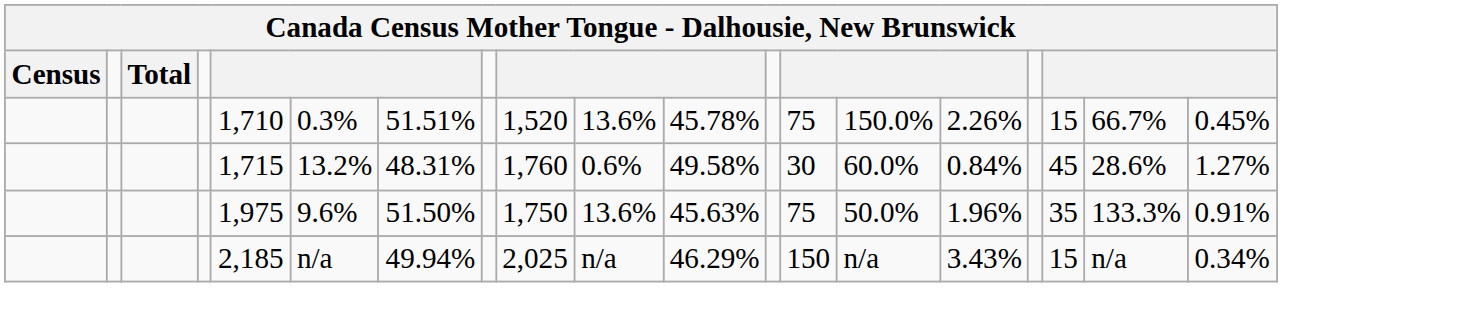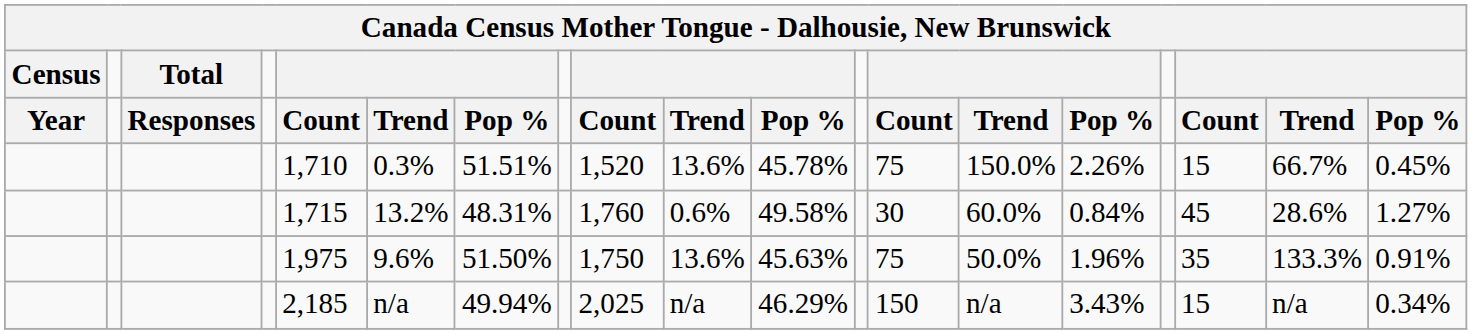+ row: (56, 119)
